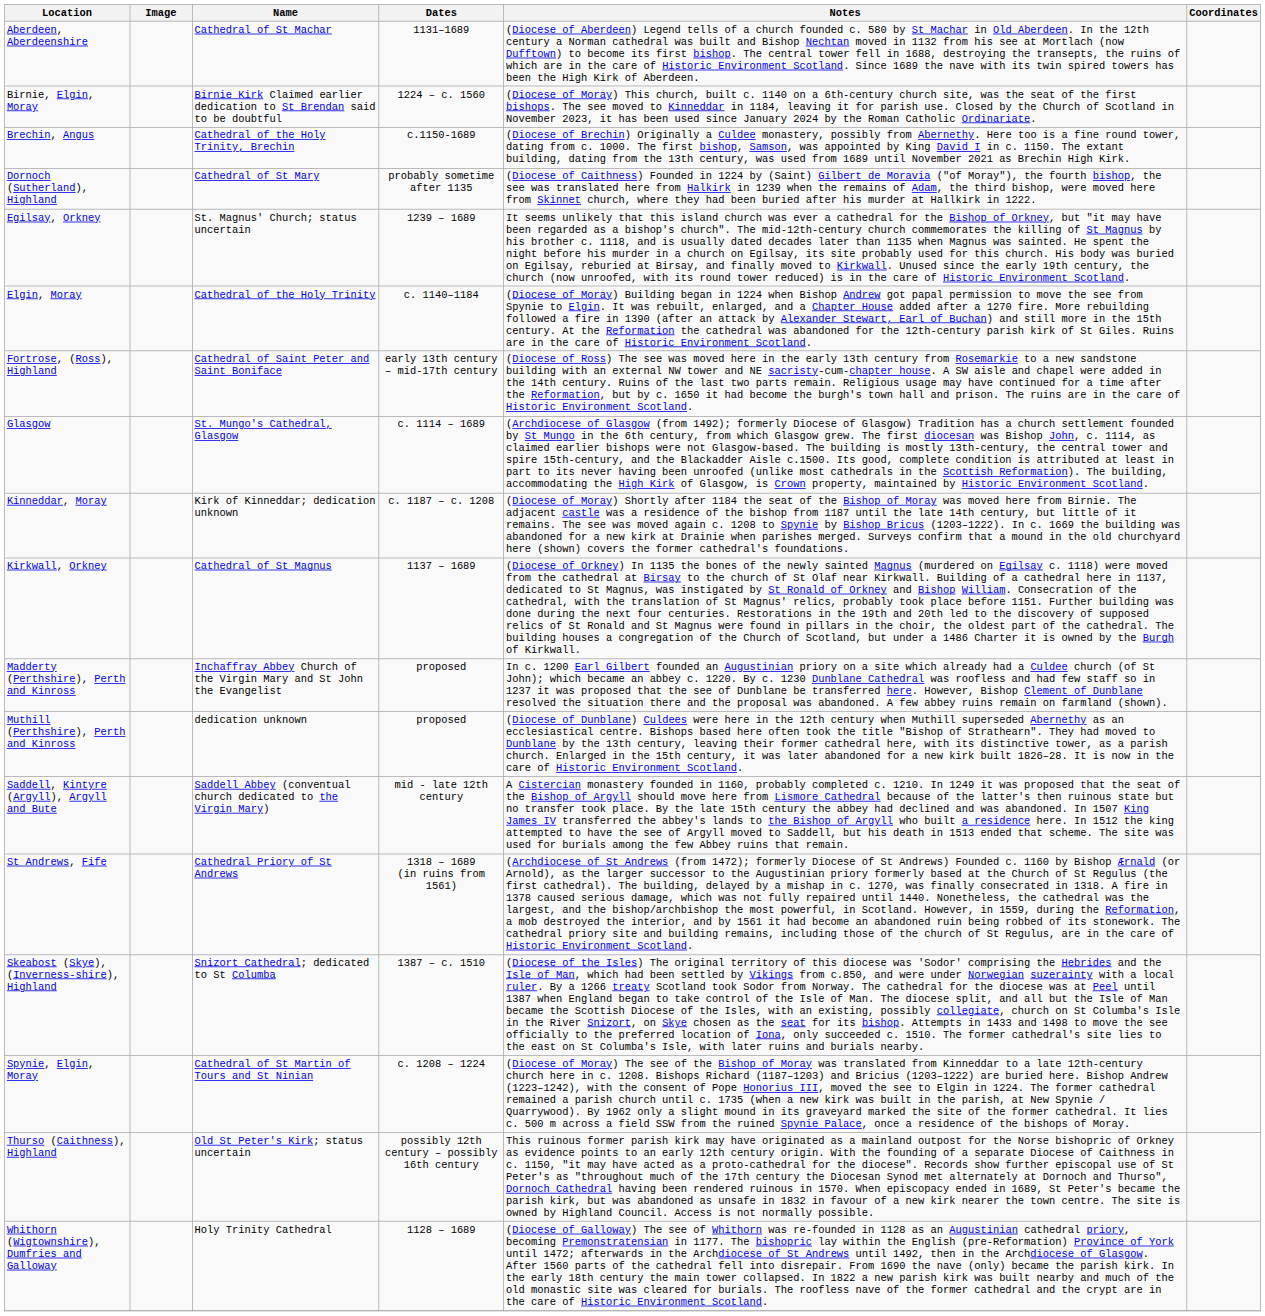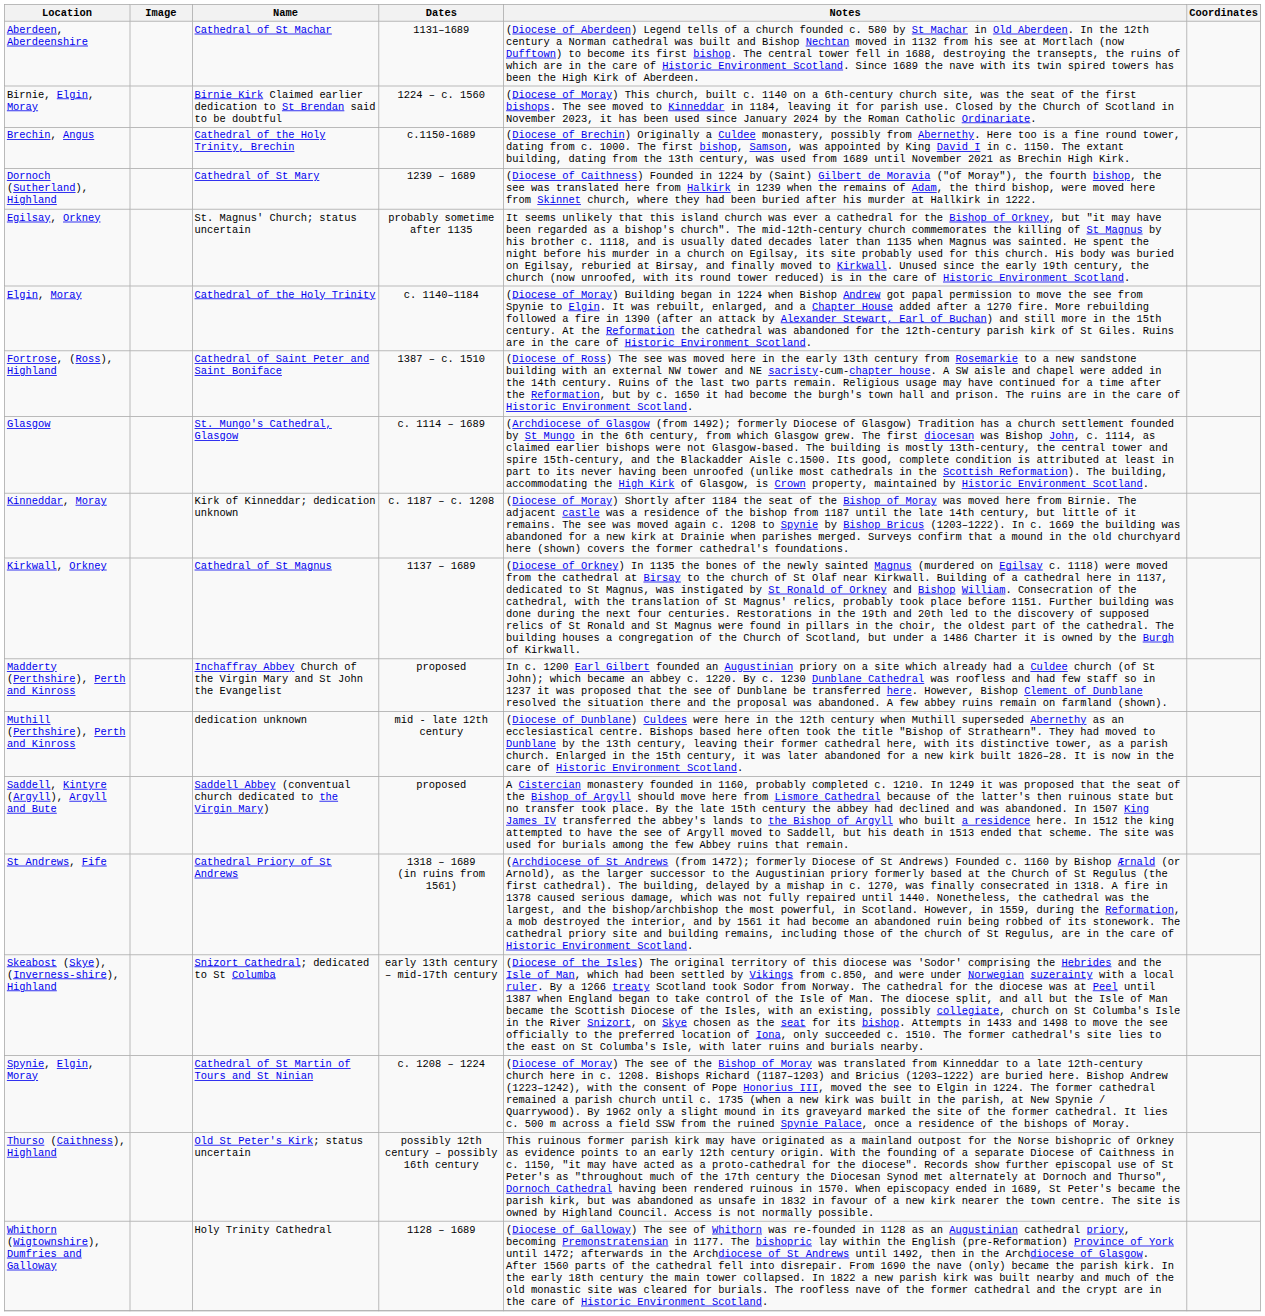(441, 183) probably sometime after 1135 -> (441, 177) 1239 – 1689
(441, 218) 1239 – 1689 -> (441, 224) probably sometime after 1135
(441, 366) early 13th century – mid-17th century -> (441, 360) 1387 – c. 1510
(441, 720) proposed -> (441, 726) mid - late 12th century
(441, 791) mid - late 12th century -> (441, 785) proposed
(441, 963) 1387 – c. 1510 -> (441, 969) early 13th century – mid-17th century
